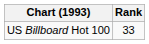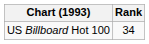(129, 30) 33 -> (129, 30) 34
